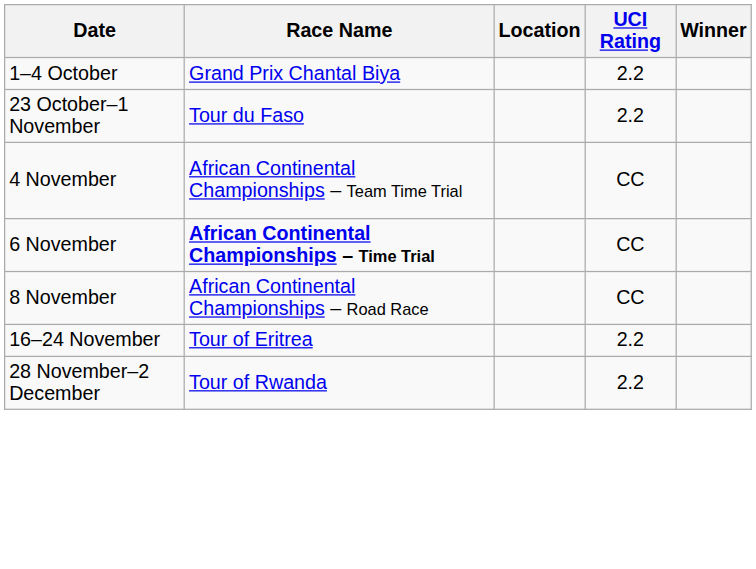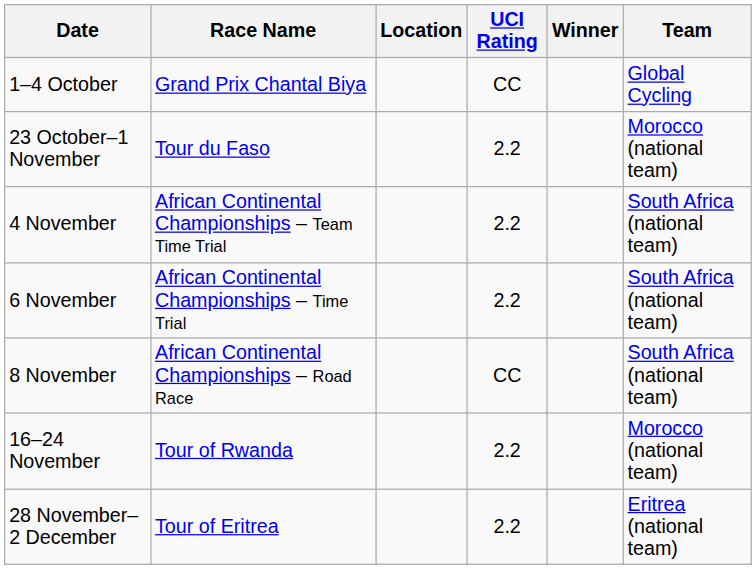+ column: (687, 31)
(630, 73) 2.2 -> (507, 84) CC
(630, 180) CC -> (507, 224) 2.2
(312, 244) bold -> (252, 299) normal
(630, 244) CC -> (507, 299) 2.2
(251, 340) Tour of Eritrea -> (224, 450) Tour of Rwanda
(258, 382) Tour of Rwanda -> (217, 526) Tour of Eritrea
